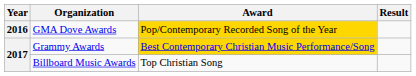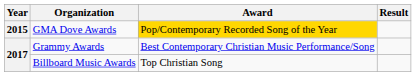(17, 29) 2016 -> (17, 29) 2015
(258, 46) gold background -> (258, 46) no background
